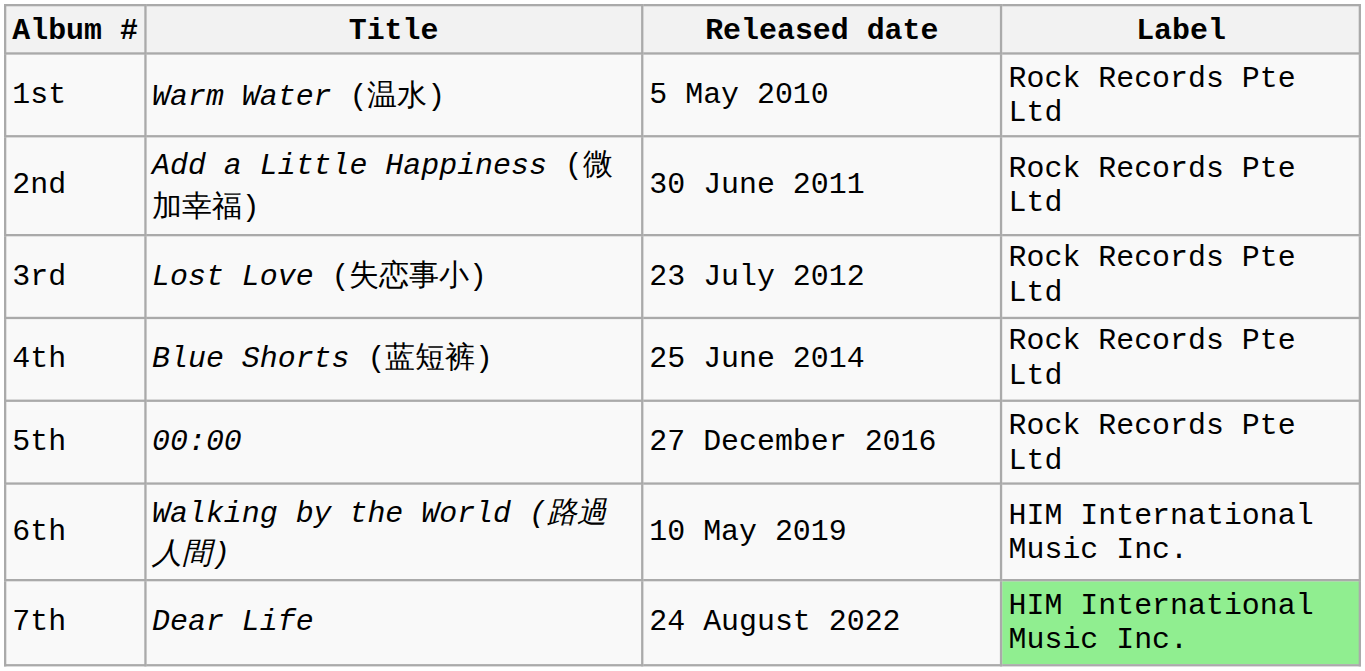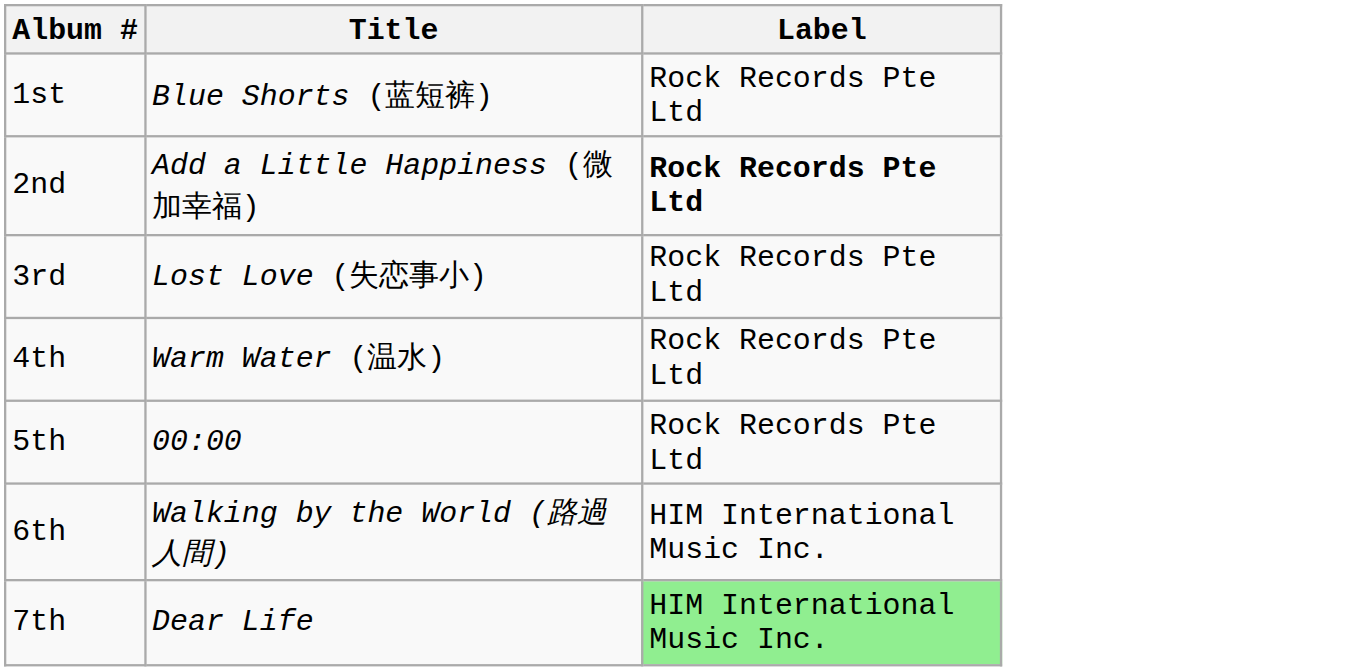- column: (822, 30)
(299, 97) Warm Water (温水) -> (323, 97) Blue Shorts (蓝短裤)
(1152, 186) normal -> (793, 186) bold
(323, 360) Blue Shorts (蓝短裤) -> (299, 360) Warm Water (温水)
